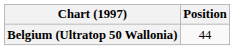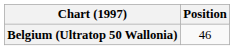(205, 34) 44 -> (205, 34) 46
